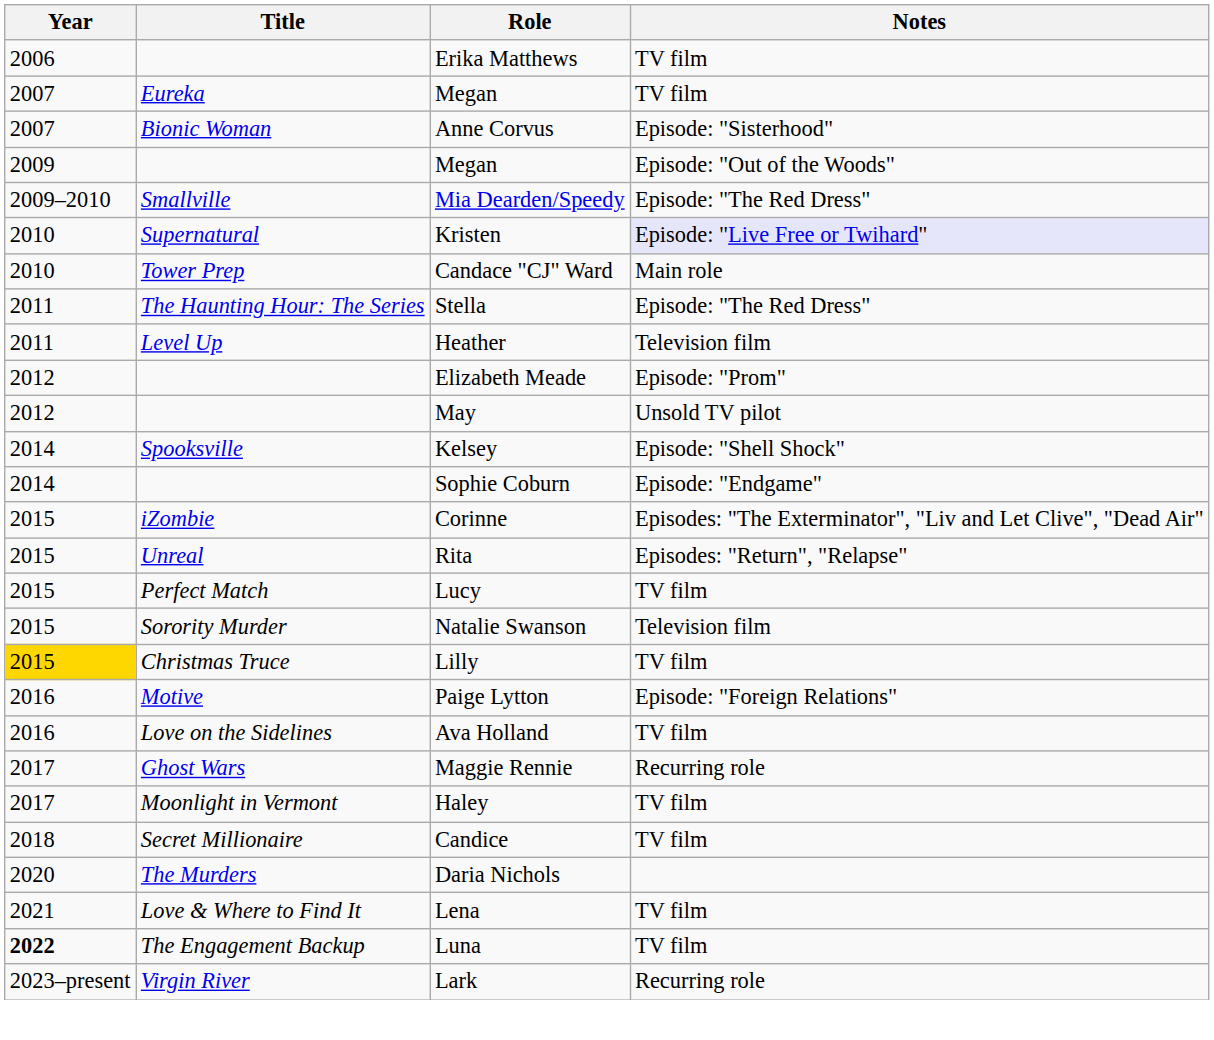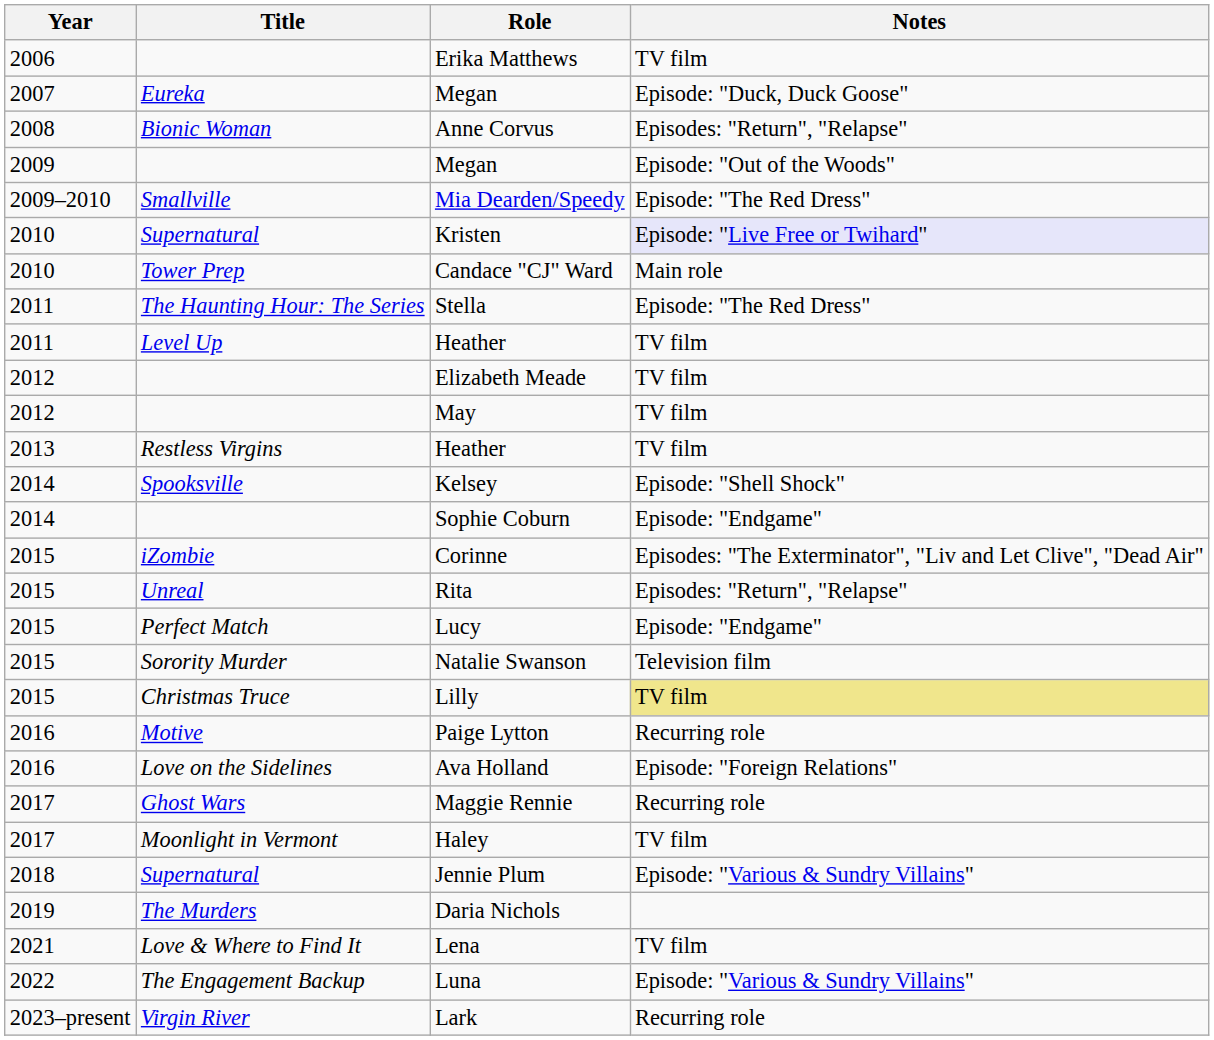(671, 93) TV film -> (772, 93) Episode: "Duck, Duck Goose"
(32, 128) 2007 -> (32, 128) 2008
(734, 128) Episode: "Sisterhood" -> (771, 128) Episodes: "Return", "Relapse"
(703, 341) Television film -> (671, 341) TV film
(710, 377) Episode: "Prom" -> (671, 377) TV film
(708, 413) Unsold TV pilot -> (671, 413) TV film
+ row: (211, 448)
(671, 590) TV film -> (728, 626) Episode: "Endgame"
(32, 661) gold background -> (32, 697) no background
(671, 661) no background -> (671, 697) khaki background
(766, 697) Episode: "Foreign Relations" -> (700, 732) Recurring role
(671, 732) TV film -> (766, 768) Episode: "Foreign Relations"
- row: (222, 839)
+ row: (200, 874)
(32, 874) 2020 -> (32, 910) 2019
(32, 945) bold -> (32, 981) normal
(671, 945) TV film -> (804, 981) Episode: "Various & Sundry Villains"
